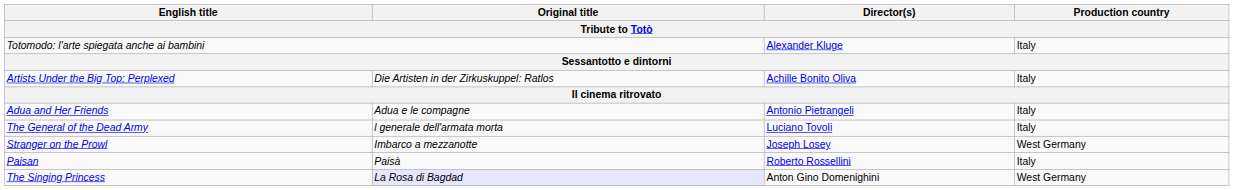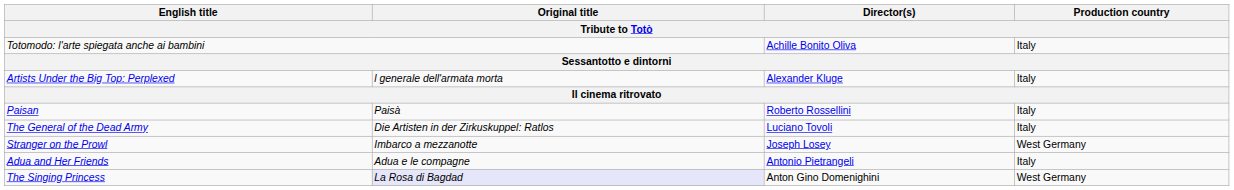(805, 45) Alexander Kluge -> (811, 45) Achille Bonito Oliva
(464, 78) Die Artisten in der Zirkuskuppel: Ratlos -> (439, 78) l generale dell'armata morta
(811, 78) Achille Bonito Oliva -> (805, 78) Alexander Kluge
rows swapped: (58, 111) <-> (23, 161)
(439, 128) l generale dell'armata morta -> (464, 128) Die Artisten in der Zirkuskuppel: Ratlos
